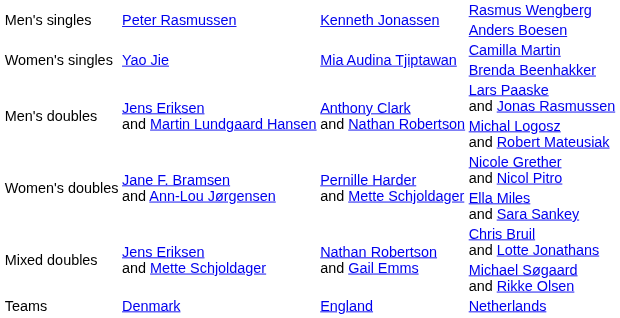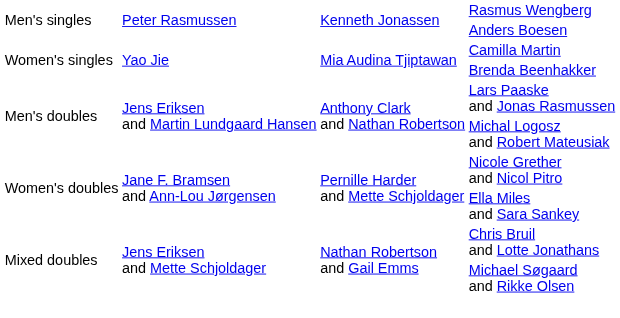- row: (508, 306)
